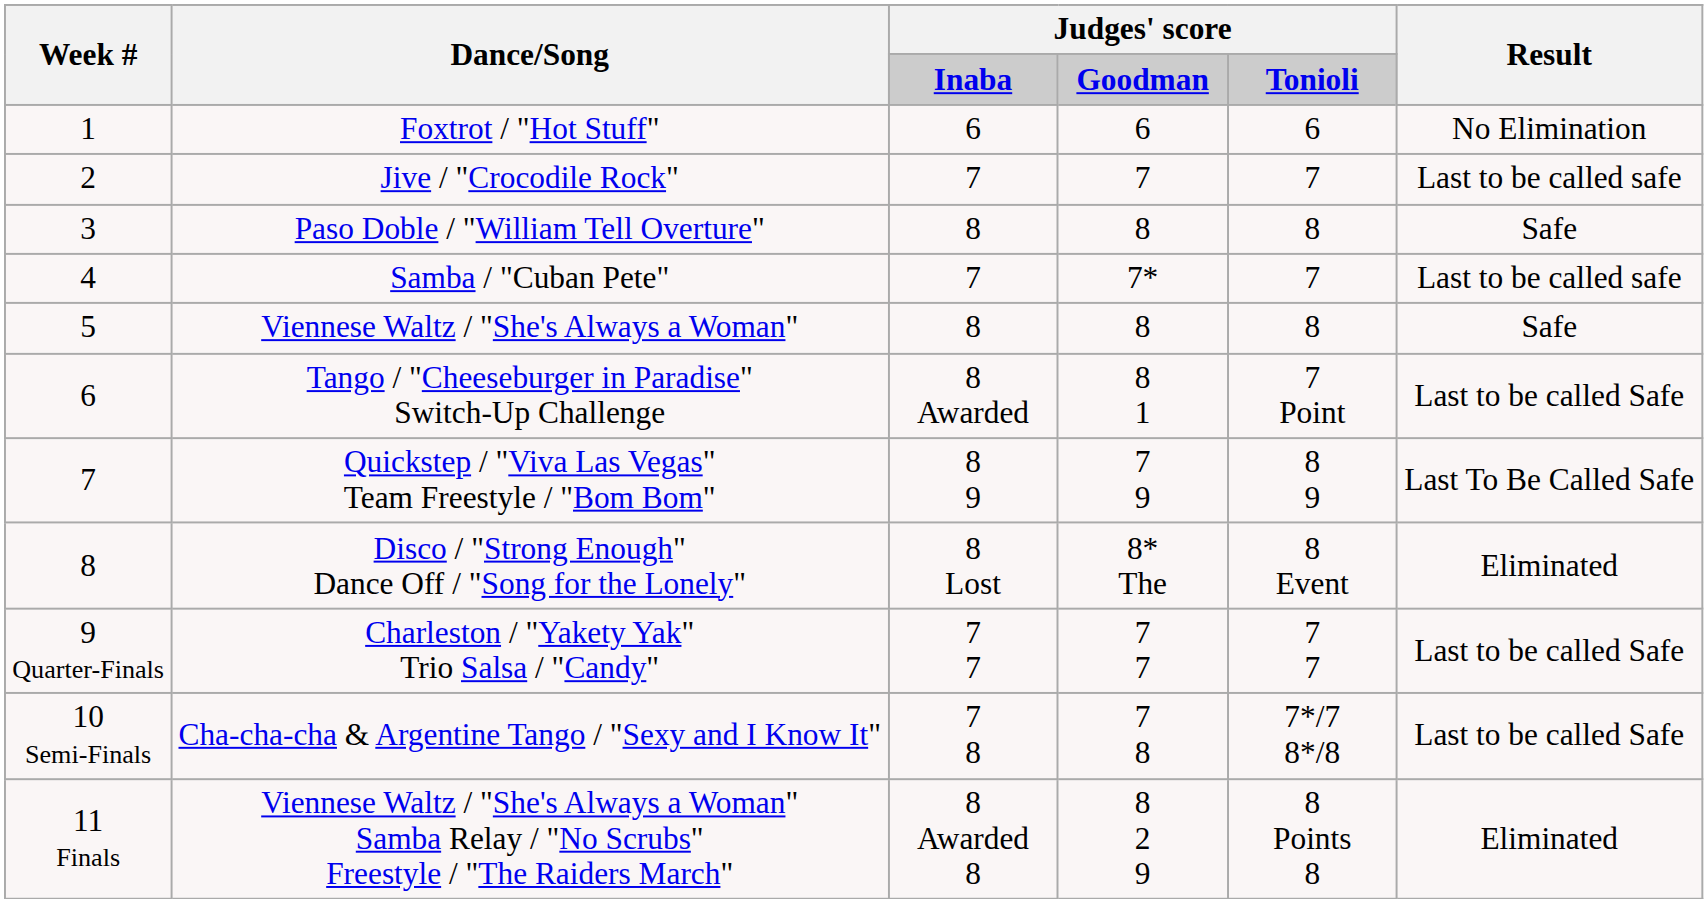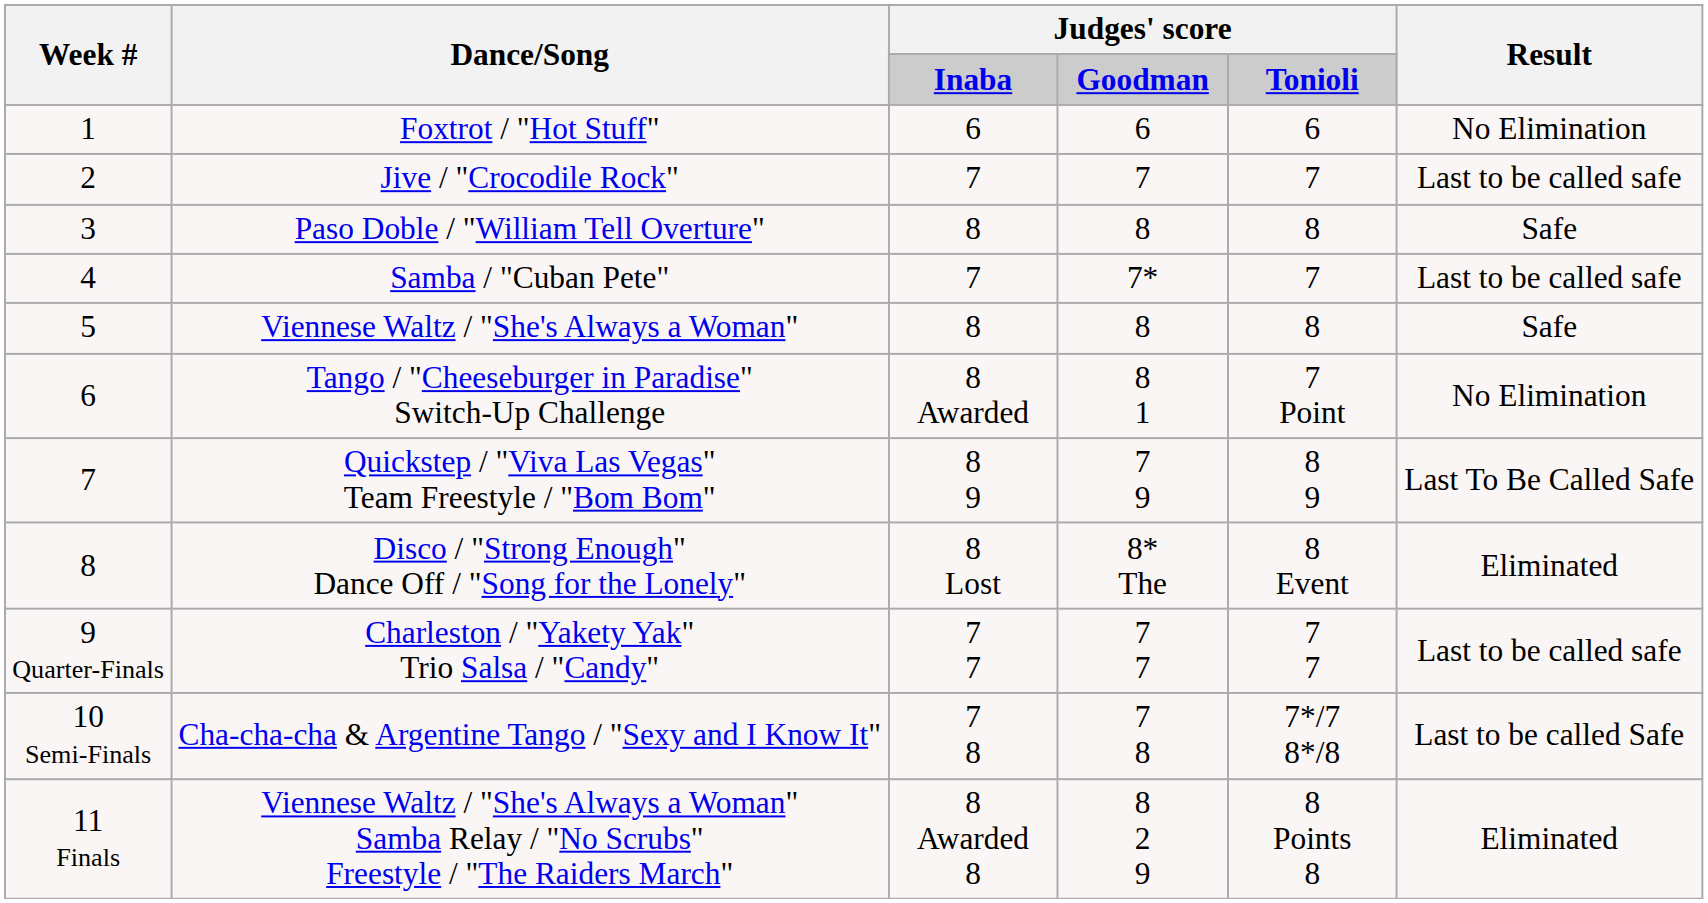(1549, 395) Last to be called Safe -> (1549, 395) No Elimination
(1549, 650) Last to be called Safe -> (1549, 650) Last to be called safe
